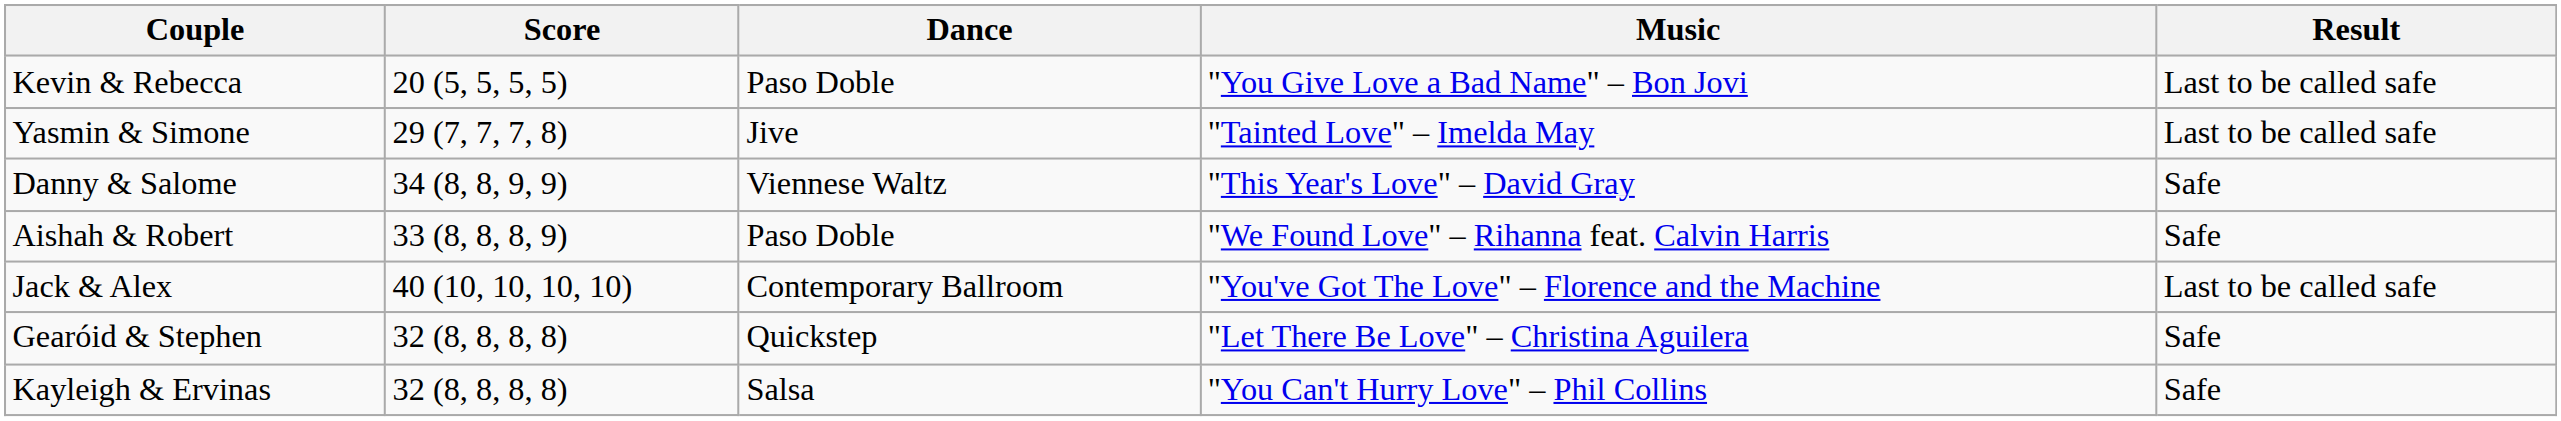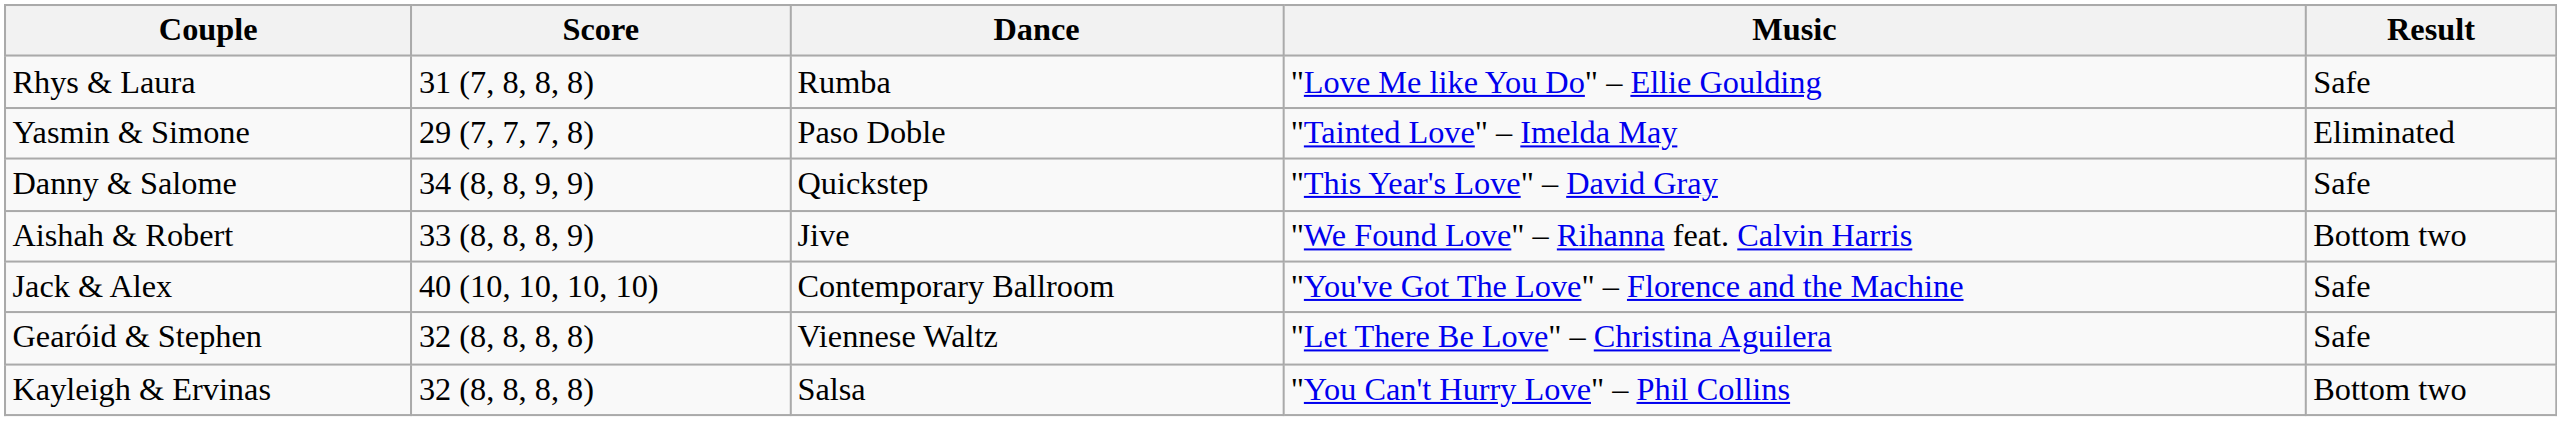- row: (127, 81)
+ row: (104, 81)
(772, 132) Jive -> (871, 132) Paso Doble
(2300, 132) Last to be called safe -> (2384, 132) Eliminated
(847, 183) Viennese Waltz -> (863, 183) Quickstep
(821, 235) Paso Doble -> (823, 235) Jive
(2192, 235) Safe -> (2390, 235) Bottom two
(2300, 286) Last to be called safe -> (2342, 286) Safe
(812, 337) Quickstep -> (898, 337) Viennese Waltz
(2192, 388) Safe -> (2390, 388) Bottom two
